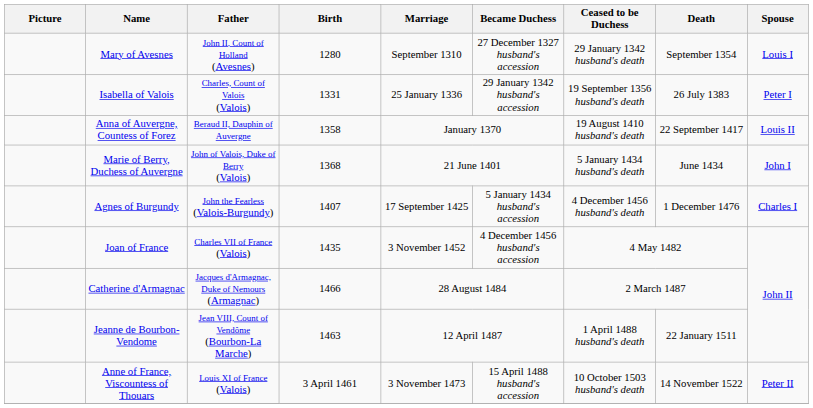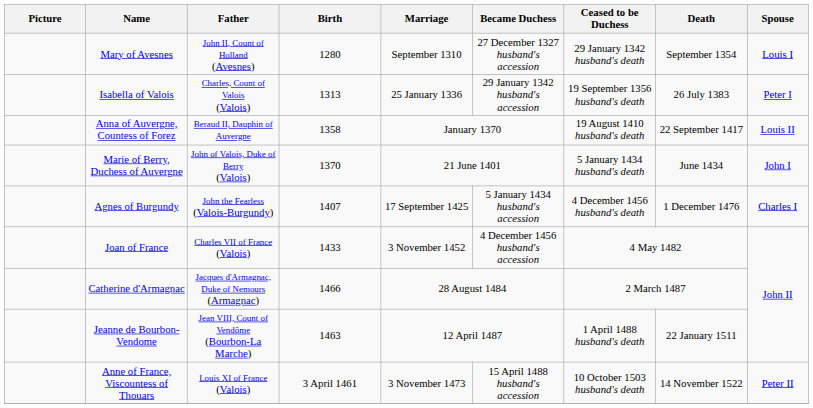(330, 95) 1331 -> (330, 95) 1313
(330, 165) 1368 -> (330, 165) 1370
(330, 247) 1435 -> (330, 247) 1433
